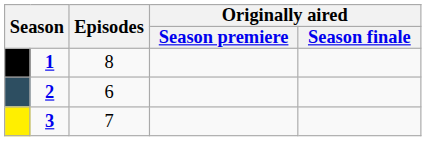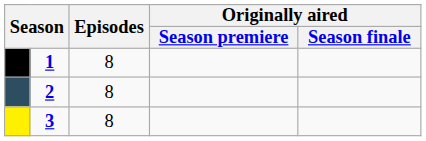(109, 91) 6 -> (109, 91) 8
(109, 121) 7 -> (109, 121) 8
